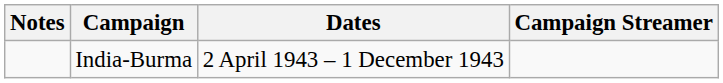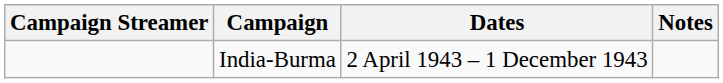columns swapped: (614, 22) <-> (37, 22)
